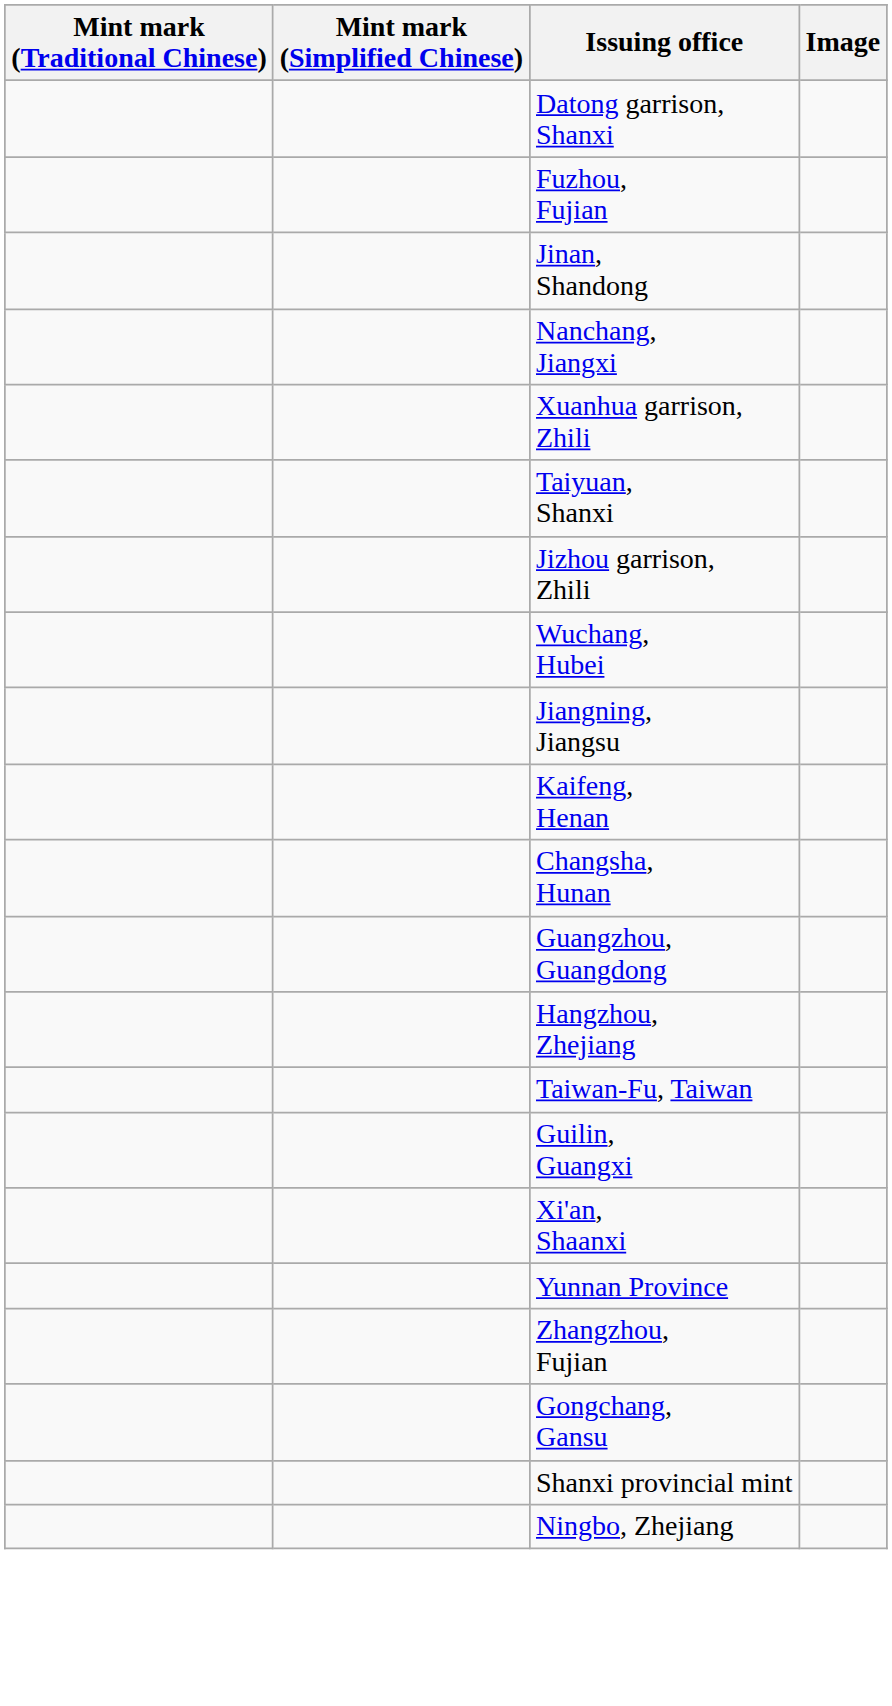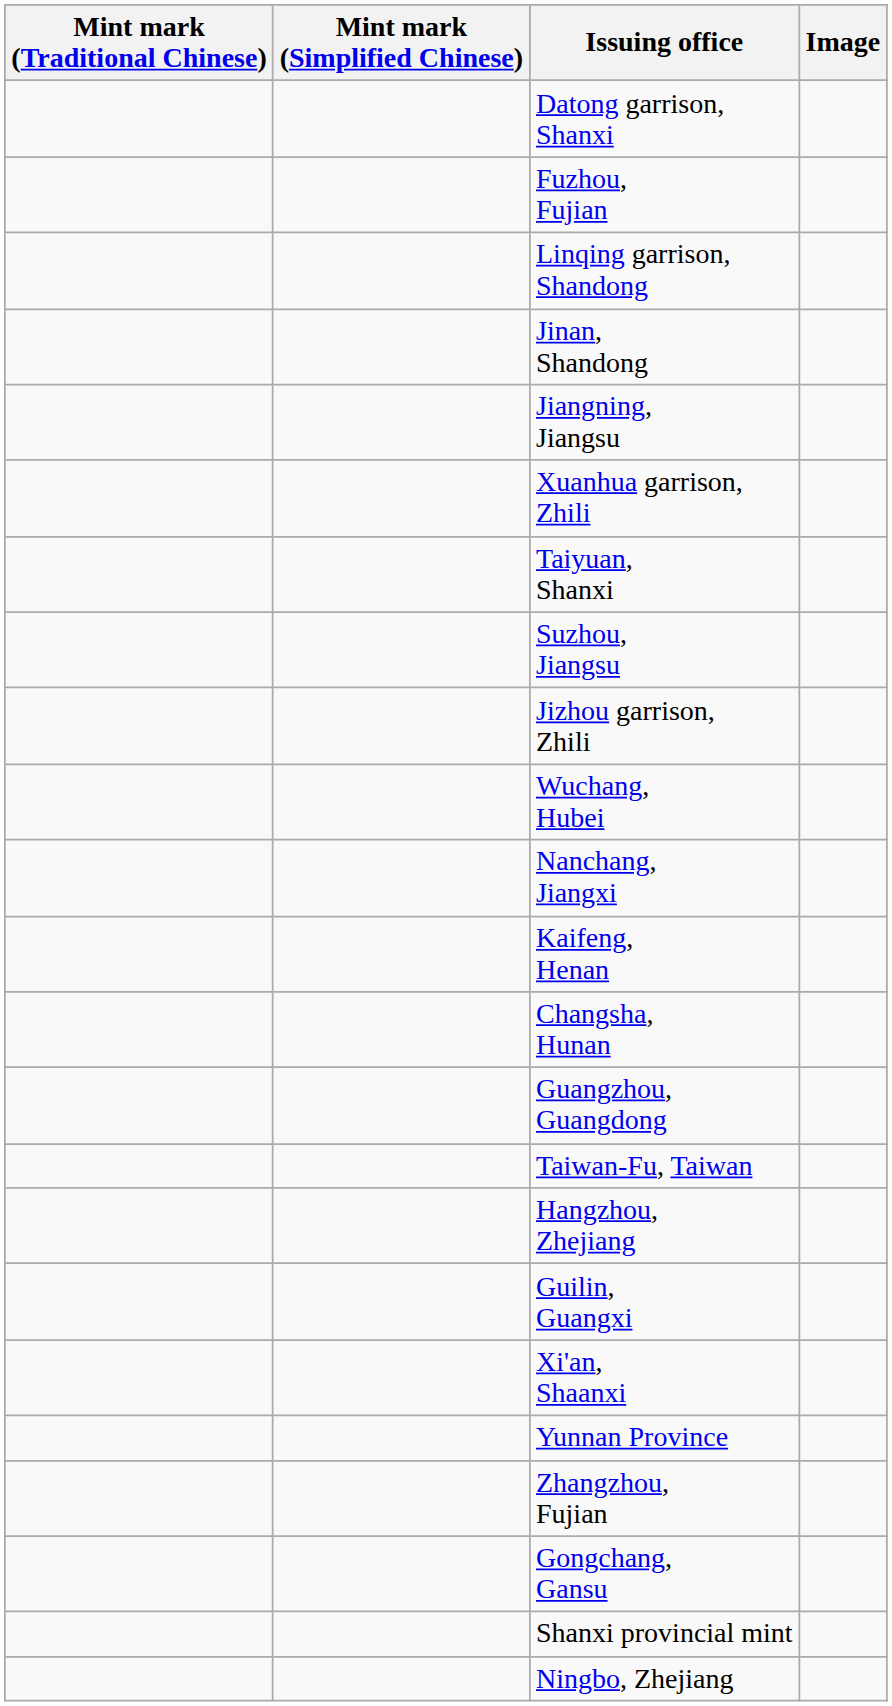+ row: (633, 270)
rows swapped: (596, 346) <-> (594, 725)
+ row: (582, 649)
rows swapped: (597, 1029) <-> (644, 1089)
